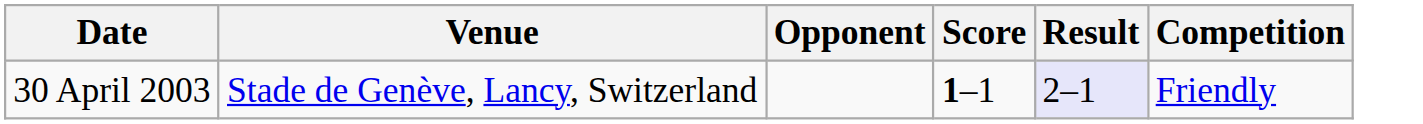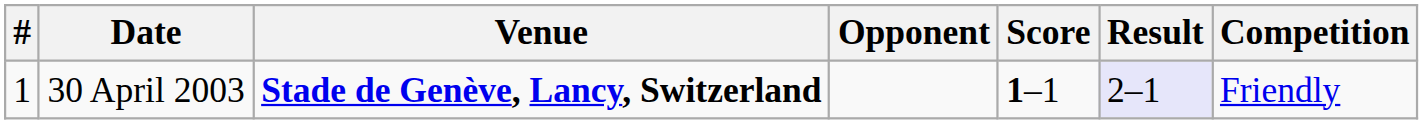+ column: (22, 32)
(492, 88) normal -> (541, 88) bold
